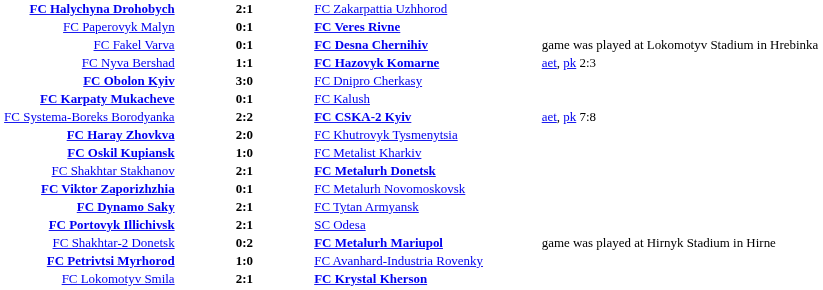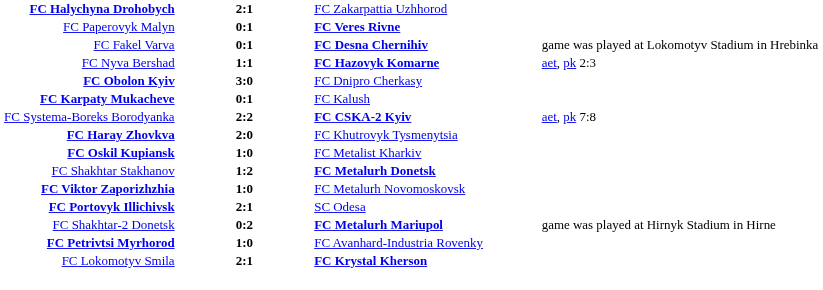(244, 171) 2:1 -> (244, 171) 1:2
(244, 189) 0:1 -> (244, 189) 1:0
- row: (126, 207)
